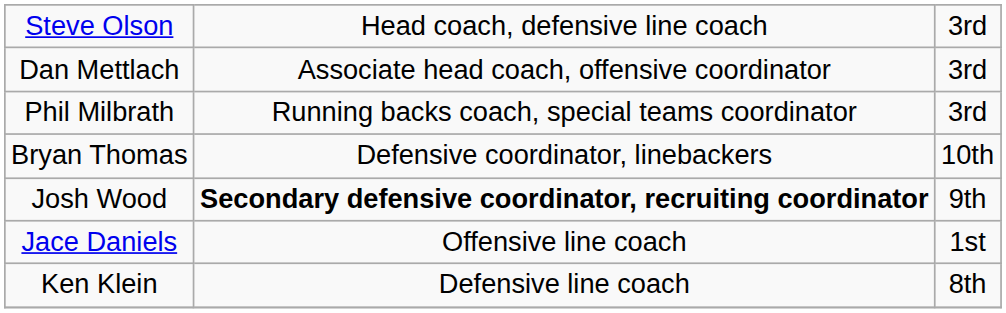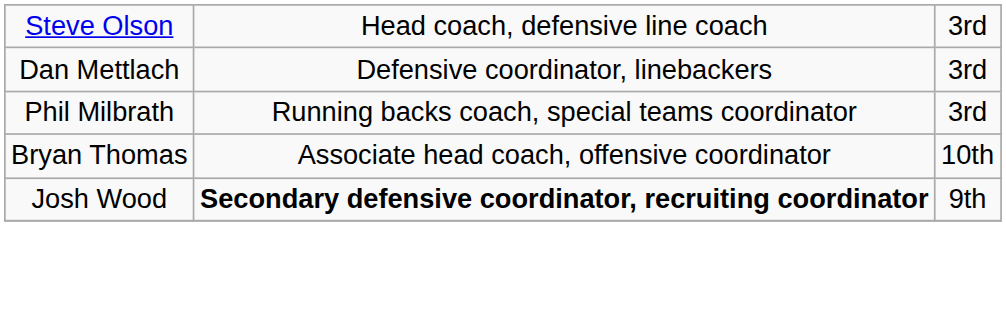(564, 69) Associate head coach, offensive coordinator -> (564, 69) Defensive coordinator, linebackers
(564, 155) Defensive coordinator, linebackers -> (564, 155) Associate head coach, offensive coordinator
- row: (99, 241)
- row: (99, 284)
